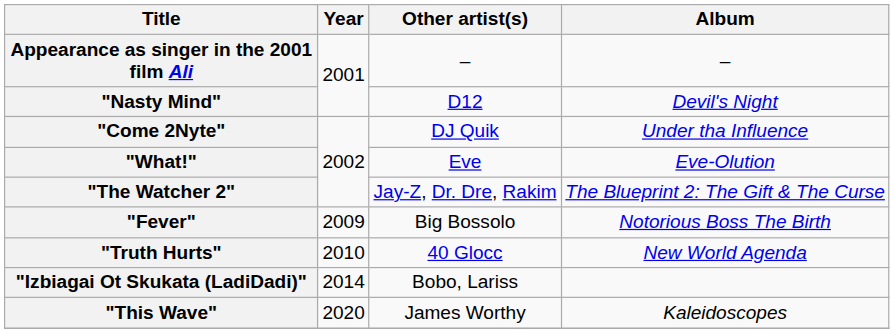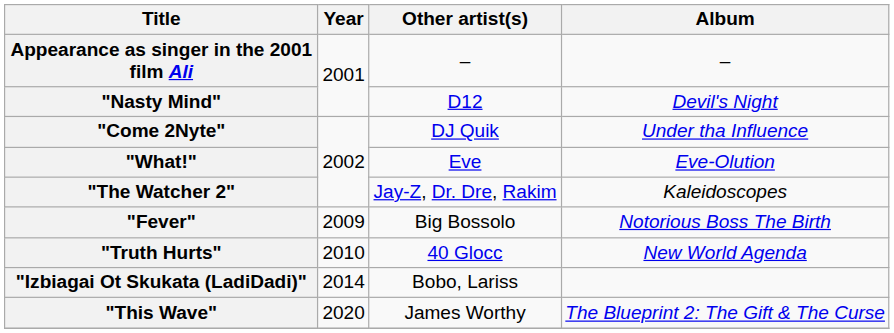(725, 191) The Blueprint 2: The Gift & The Curse -> (725, 191) Kaleidoscopes
(725, 312) Kaleidoscopes -> (725, 312) The Blueprint 2: The Gift & The Curse
